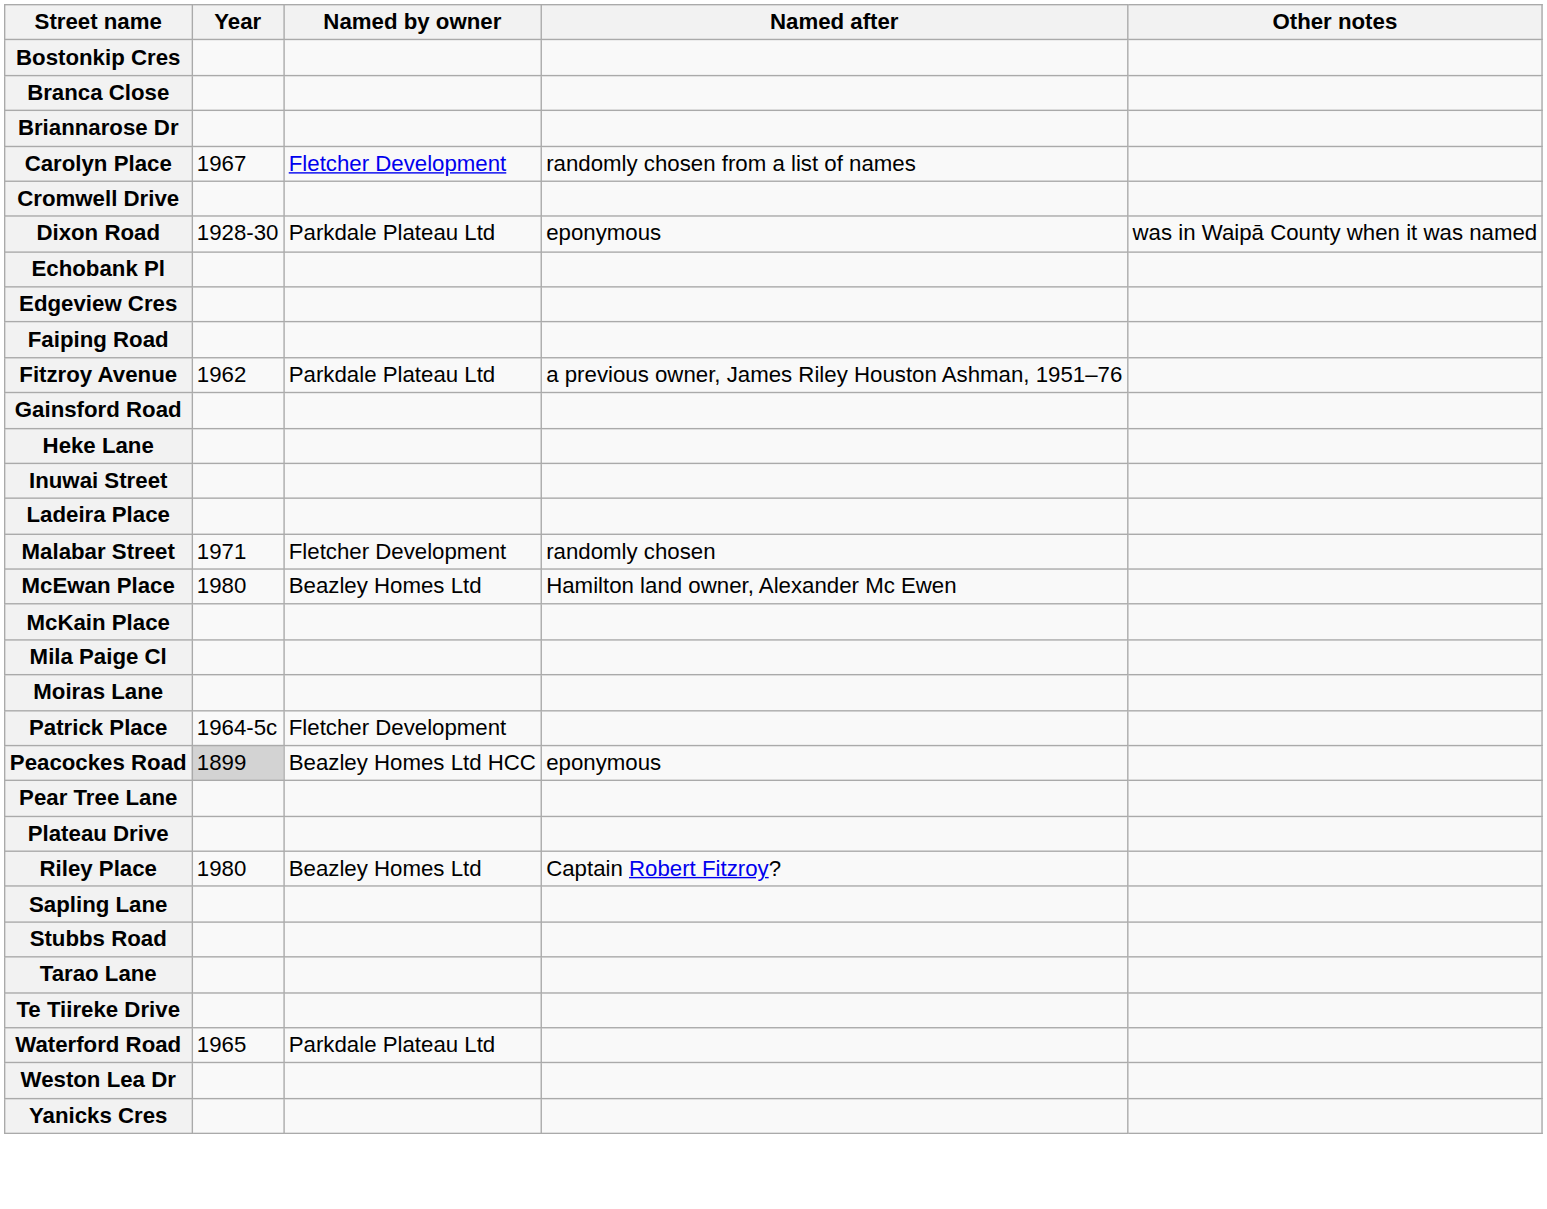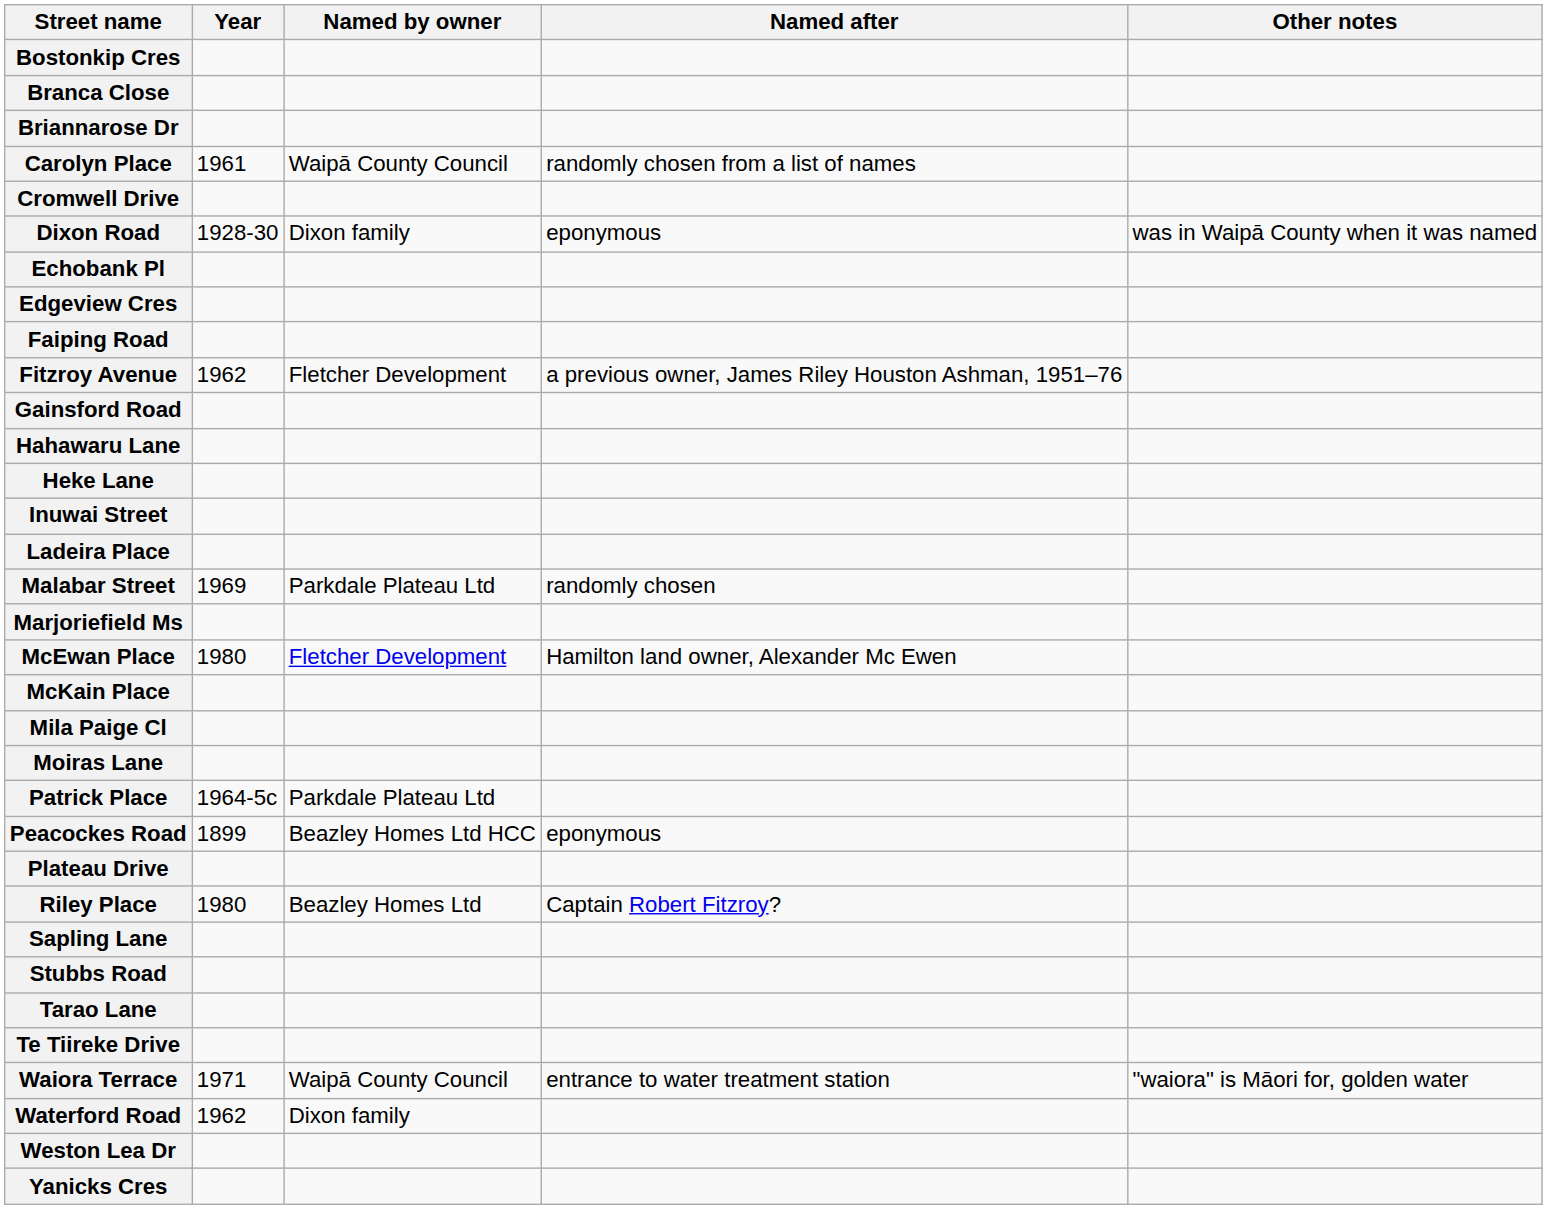(222, 163) 1967 -> (222, 163) 1961
(398, 163) Fletcher Development -> (398, 163) Waipā County Council
(392, 233) Parkdale Plateau Ltd -> (349, 233) Dixon family
(392, 374) Parkdale Plateau Ltd -> (398, 374) Fletcher Development
+ row: (98, 445)
(222, 551) 1971 -> (222, 586) 1969
(398, 551) Fletcher Development -> (392, 586) Parkdale Plateau Ltd
+ row: (98, 621)
(385, 586) Beazley Homes Ltd -> (398, 657) Fletcher Development
(398, 727) Fletcher Development -> (392, 798) Parkdale Plateau Ltd
(222, 762) lightgrey background -> (222, 833) no background
- row: (98, 798)
+ row: (98, 1080)
(222, 1045) 1965 -> (222, 1115) 1962
(392, 1045) Parkdale Plateau Ltd -> (349, 1115) Dixon family
